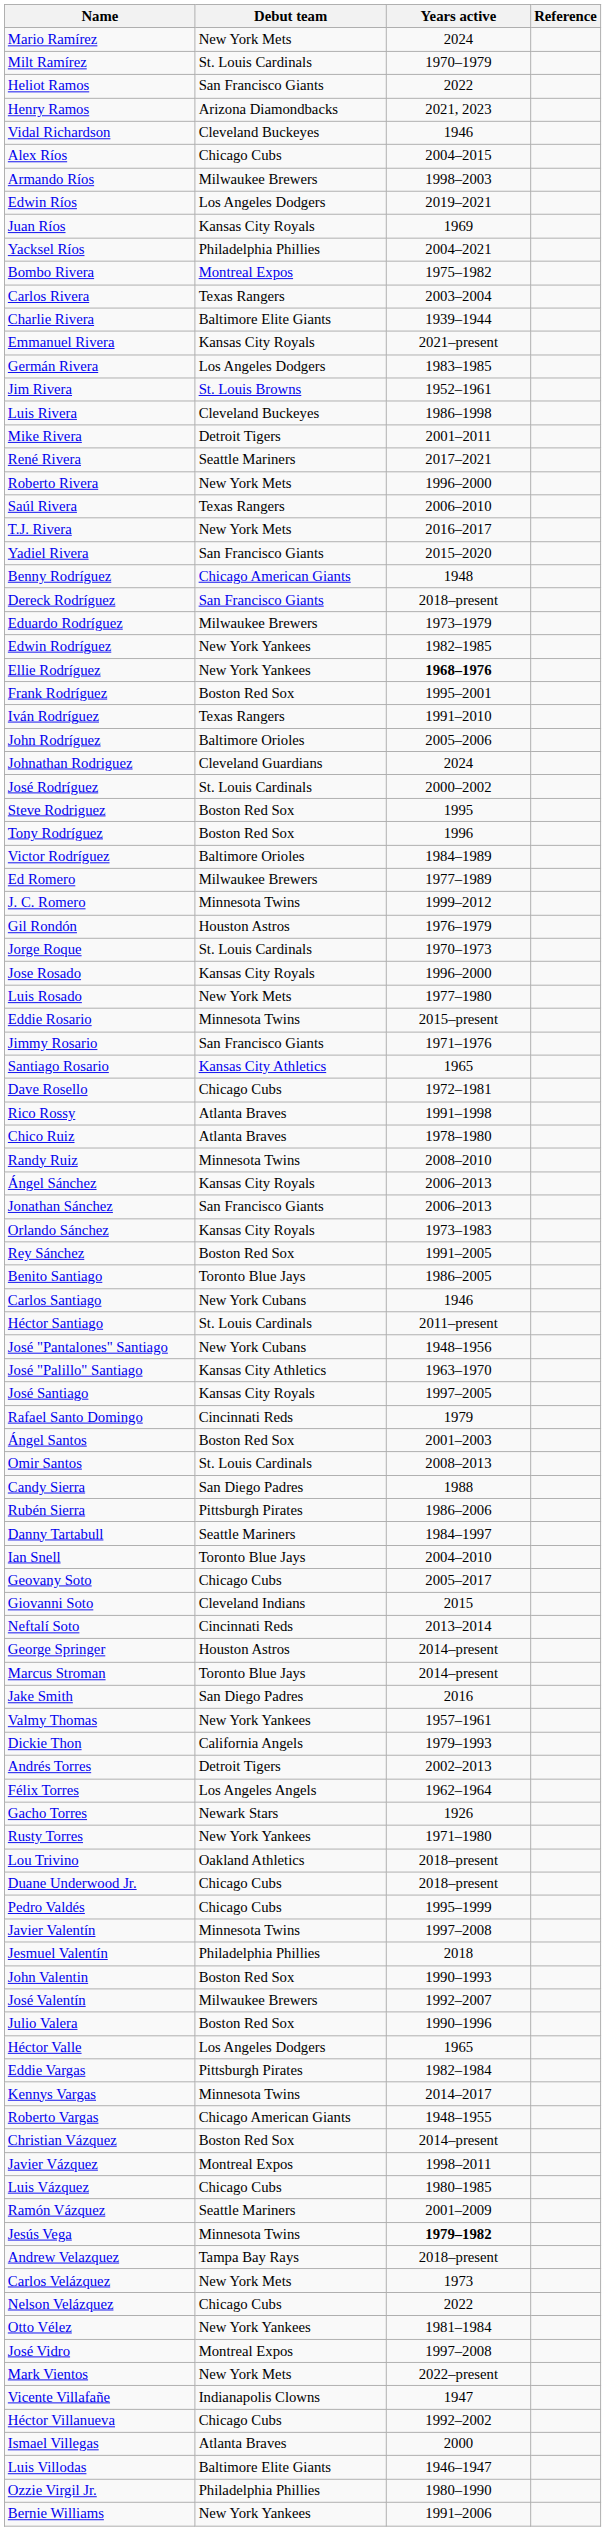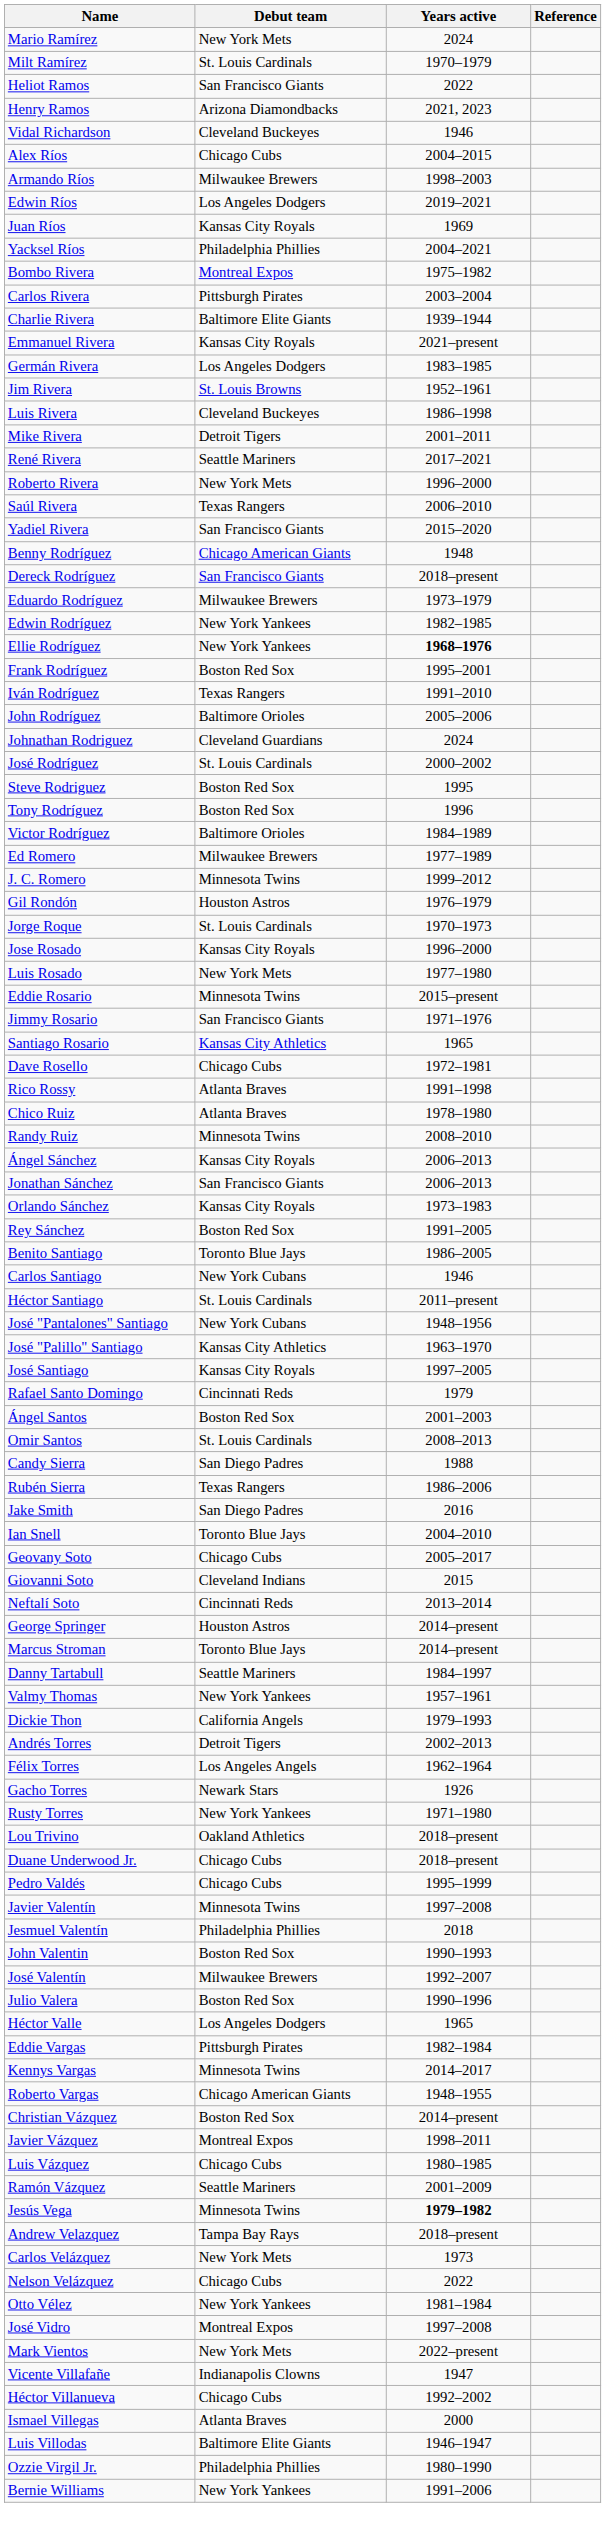(242, 296) Texas Rangers -> (251, 296) Pittsburgh Pirates
- row: (40, 529)
(251, 1510) Pittsburgh Pirates -> (242, 1486) Texas Rangers
rows swapped: (40, 1697) <-> (56, 1533)
